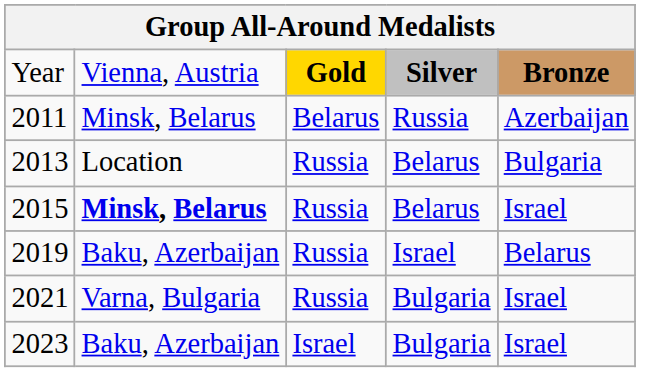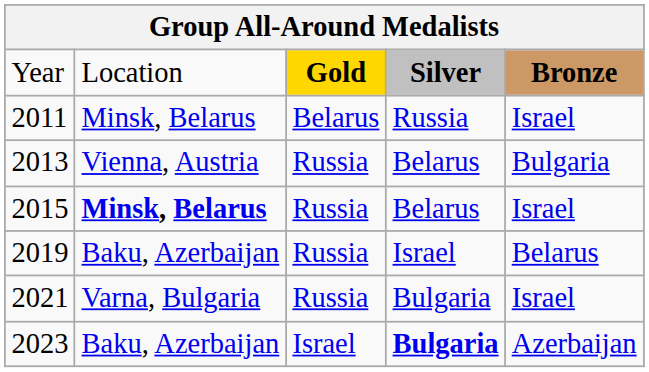(170, 72) Vienna, Austria -> (132, 72) Location
(566, 117) Azerbaijan -> (543, 117) Israel
(132, 162) Location -> (170, 162) Vienna, Austria
(442, 343) normal -> (446, 343) bold
(535, 343) Israel -> (574, 343) Azerbaijan
